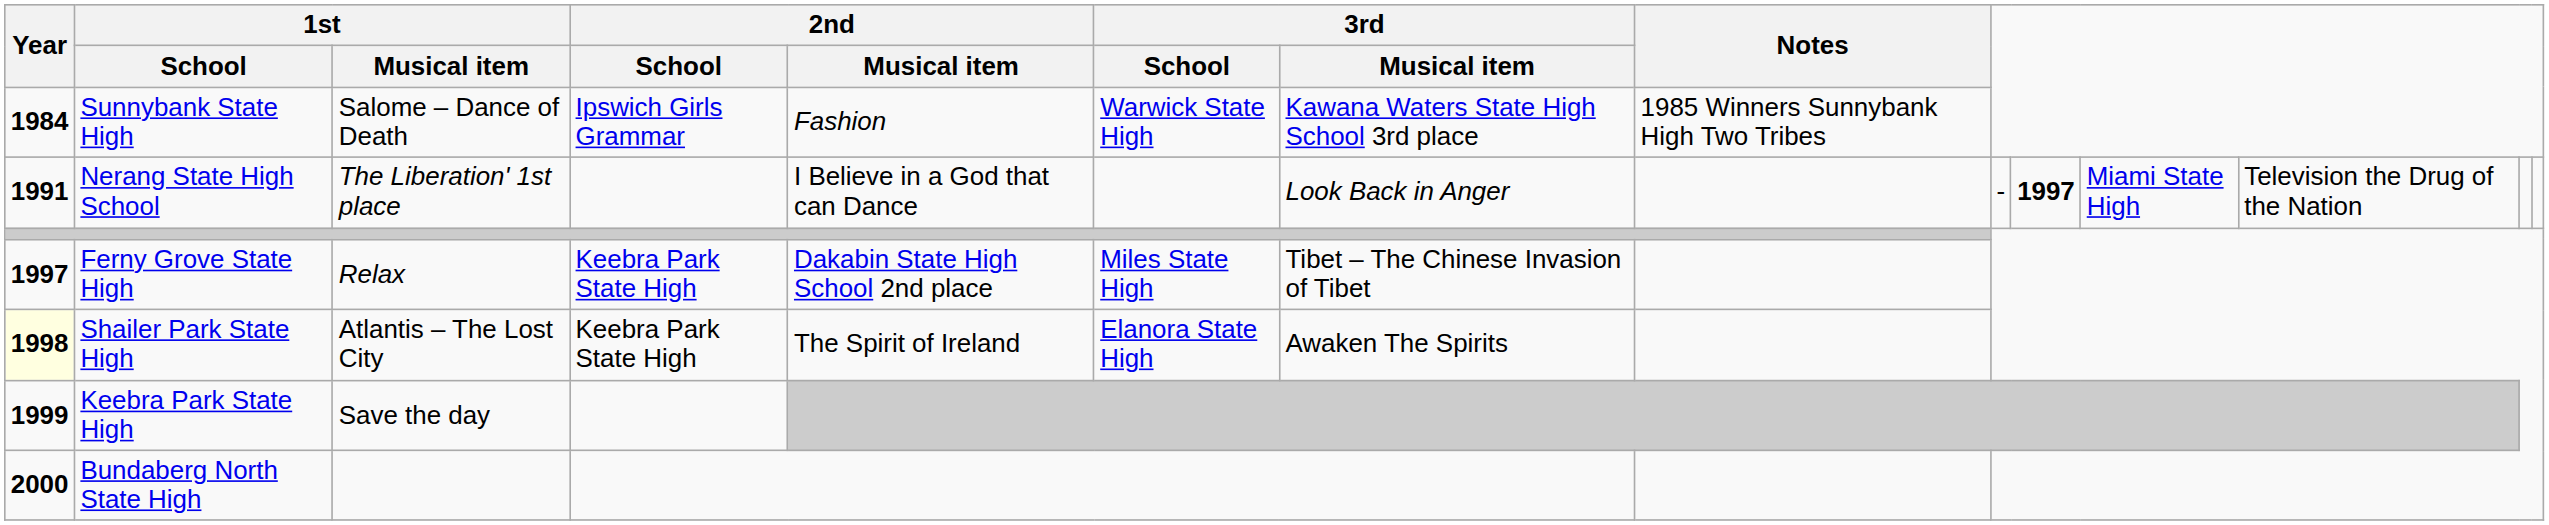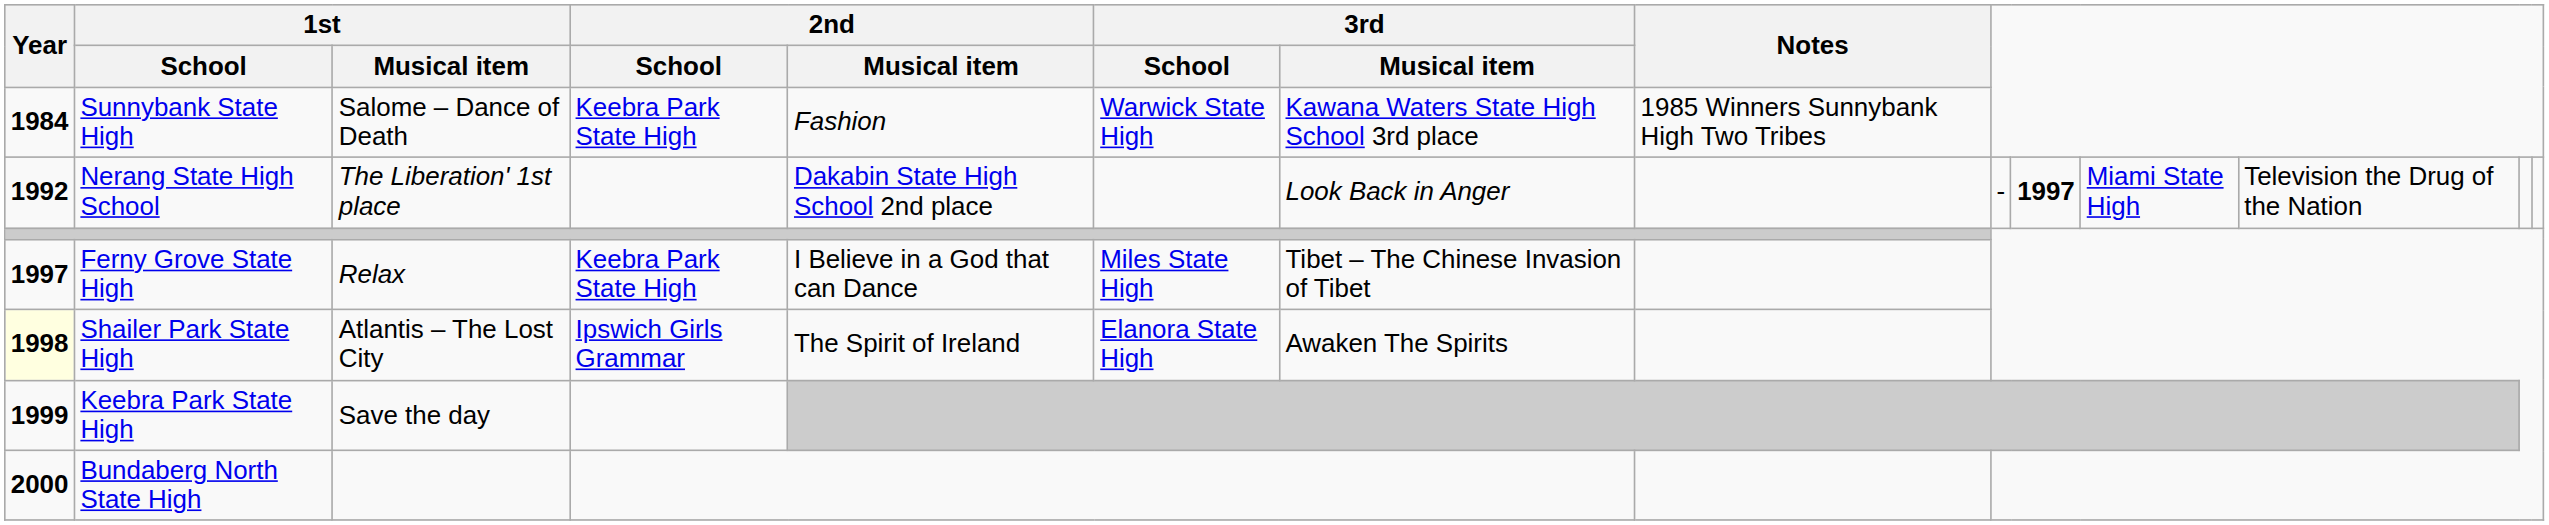(649, 121) Ipswich Girls Grammar -> (648, 121) Keebra Park State High
(40, 192) 1991 -> (40, 192) 1992
(922, 192) I Believe in a God that can Dance -> (906, 192) Dakabin State High School 2nd place
(906, 274) Dakabin State High School 2nd place -> (922, 274) I Believe in a God that can Dance
(648, 344) Keebra Park State High -> (649, 344) Ipswich Girls Grammar
